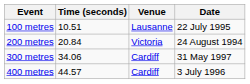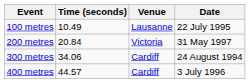(70, 27) 10.51 -> (70, 27) 10.49
(210, 42) 24 August 1994 -> (204, 42) 31 May 1997
(204, 57) 31 May 1997 -> (210, 57) 24 August 1994
